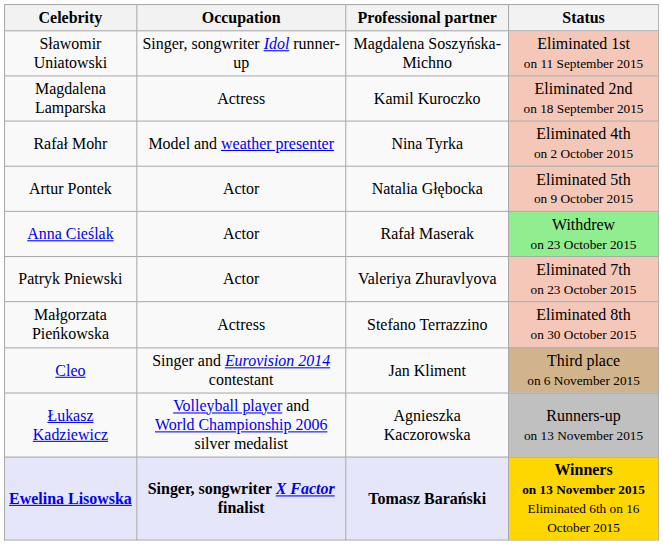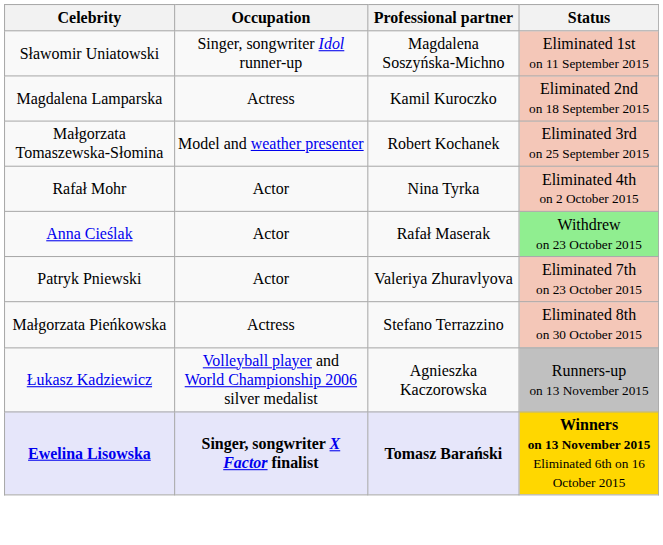+ row: (89, 143)
(241, 143) Model and weather presenter -> (271, 189) Actor
- row: (70, 189)
- row: (70, 369)
